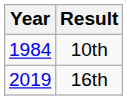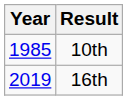(30, 49) 1984 -> (30, 49) 1985
